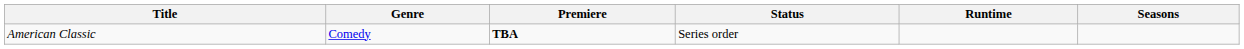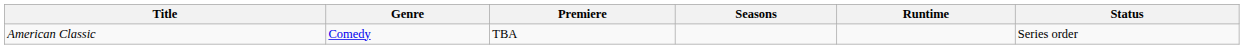columns swapped: (1158, 14) <-> (787, 14)
(505, 34) bold -> (505, 34) normal
